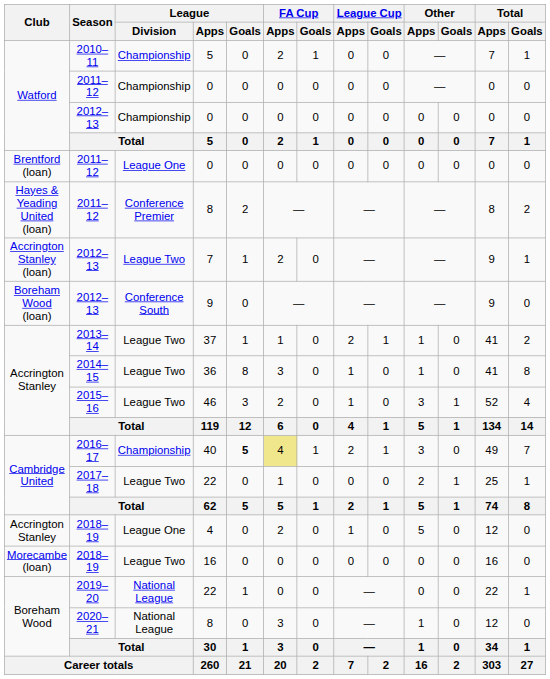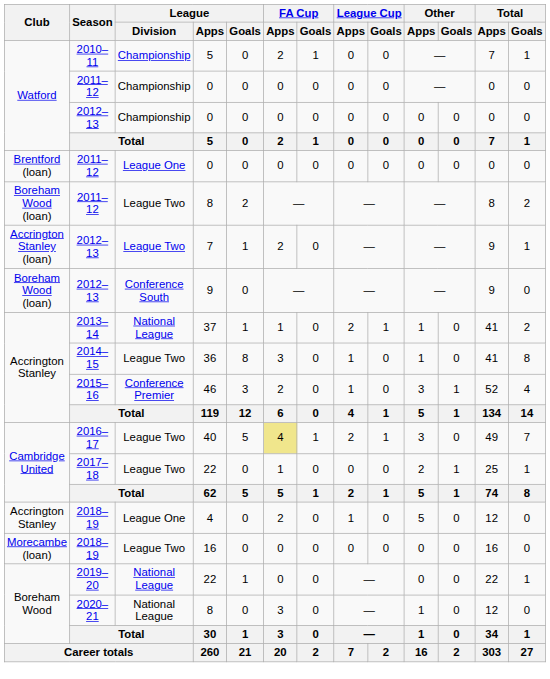(37, 209) Hayes & Yeading United (loan) -> (37, 203) Boreham Wood (loan)
(154, 209) Conference Premier -> (154, 203) League Two
(154, 340) League Two -> (154, 327) National League
(154, 402) League Two -> (154, 389) Conference Premier
(154, 451) Championship -> (154, 438) League Two
(245, 451) bold -> (245, 438) normal
